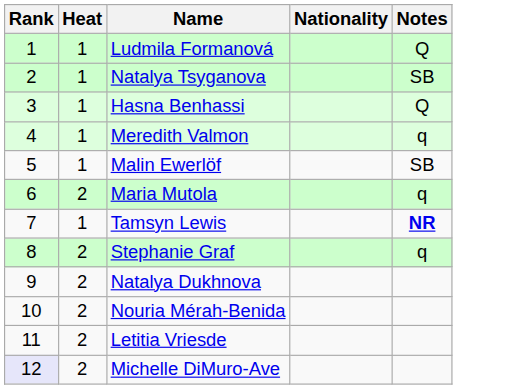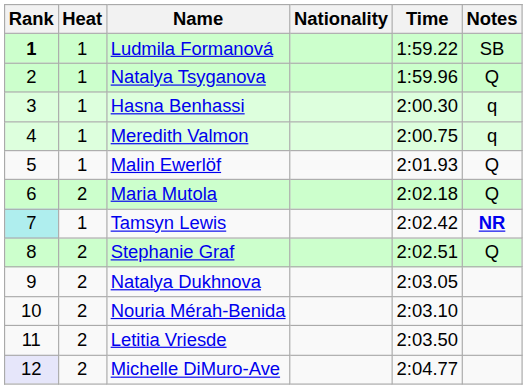+ column: (427, 19)
(31, 48) normal -> (31, 48) bold
(422, 48) Q -> (492, 48) SB
(422, 77) SB -> (492, 77) Q
(422, 106) Q -> (492, 106) q
(422, 164) SB -> (492, 164) Q
(422, 194) q -> (492, 194) Q
(31, 223) no background -> (31, 223) paleturquoise background
(422, 252) q -> (492, 252) Q
